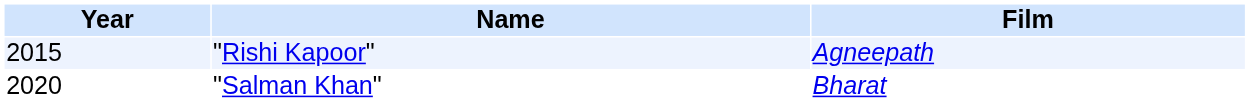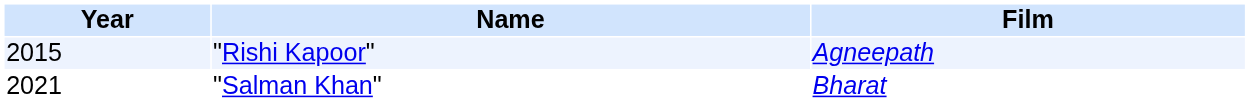(34, 85) 2020 -> (34, 85) 2021
